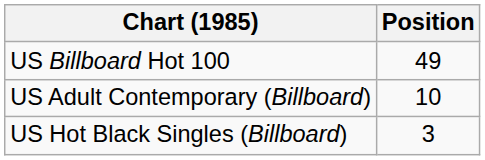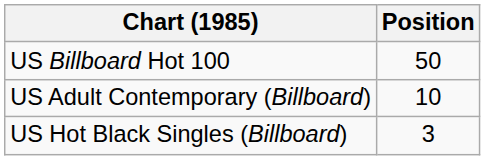(428, 60) 49 -> (428, 60) 50
